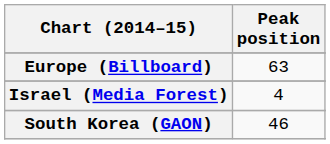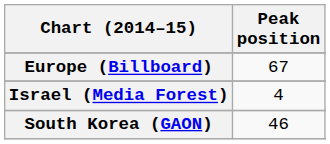(279, 67) 63 -> (279, 67) 67
